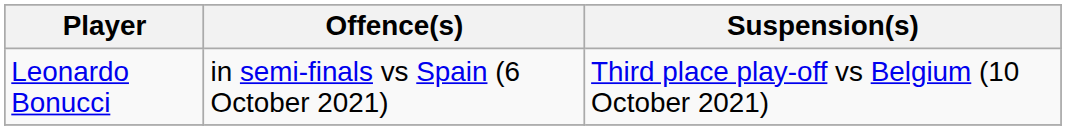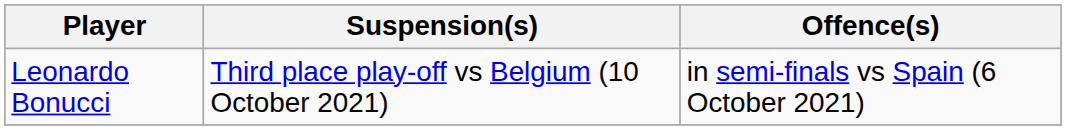columns swapped: (394, 26) <-> (823, 26)
